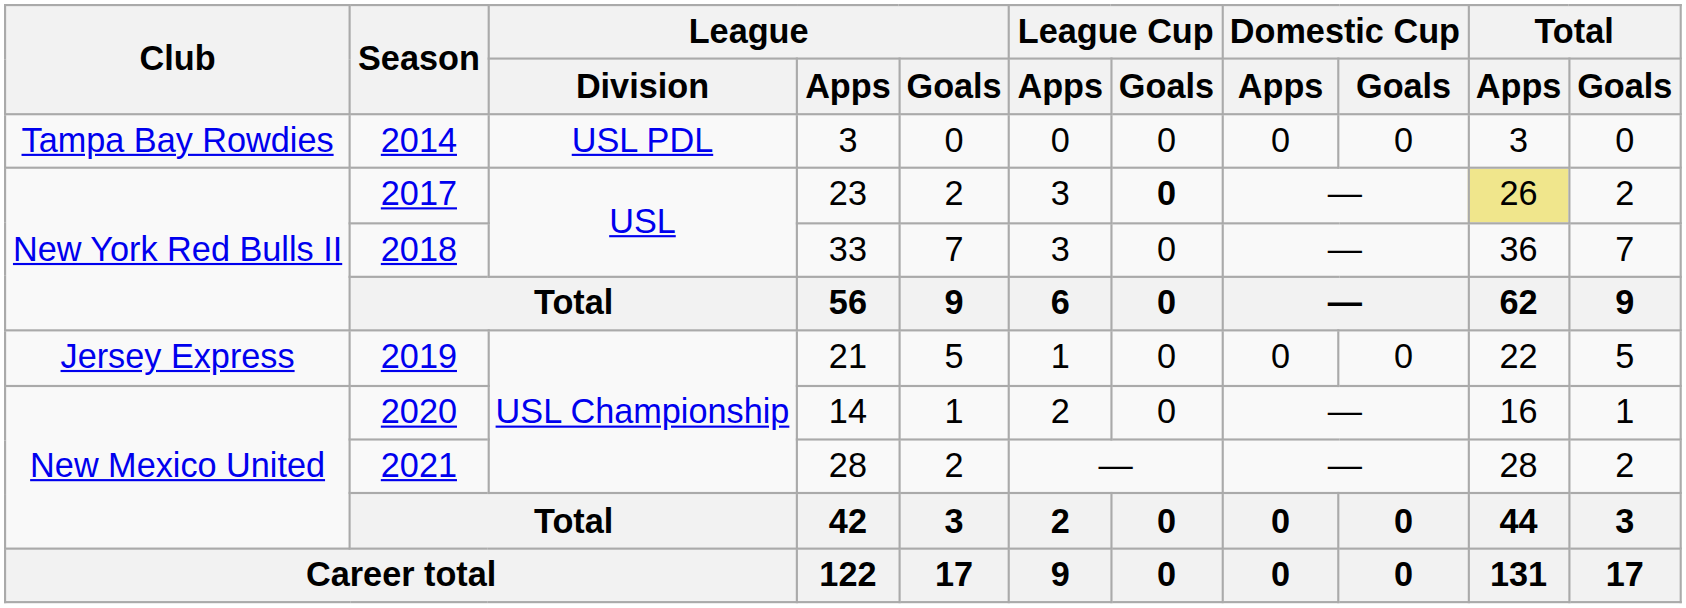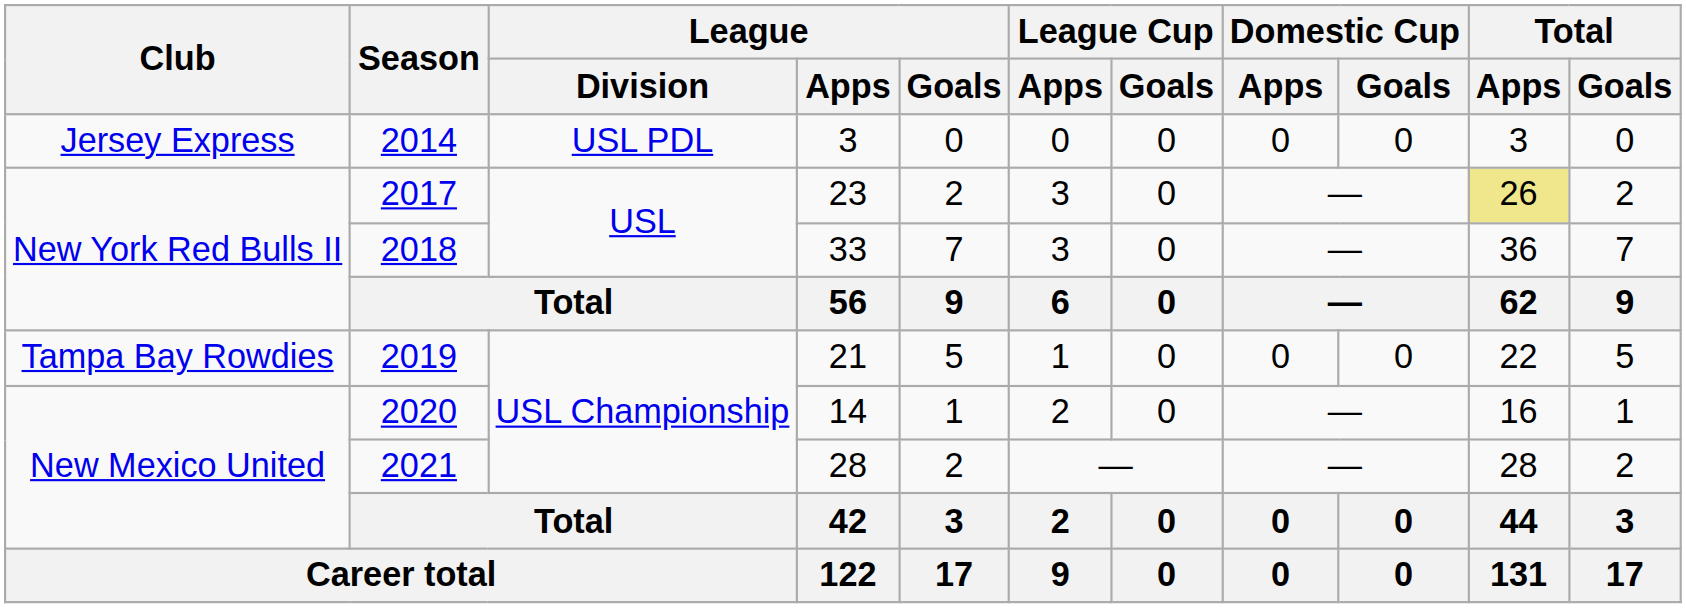(178, 140) Tampa Bay Rowdies -> (178, 140) Jersey Express
(1166, 194) bold -> (1166, 194) normal
(178, 357) Jersey Express -> (178, 357) Tampa Bay Rowdies
